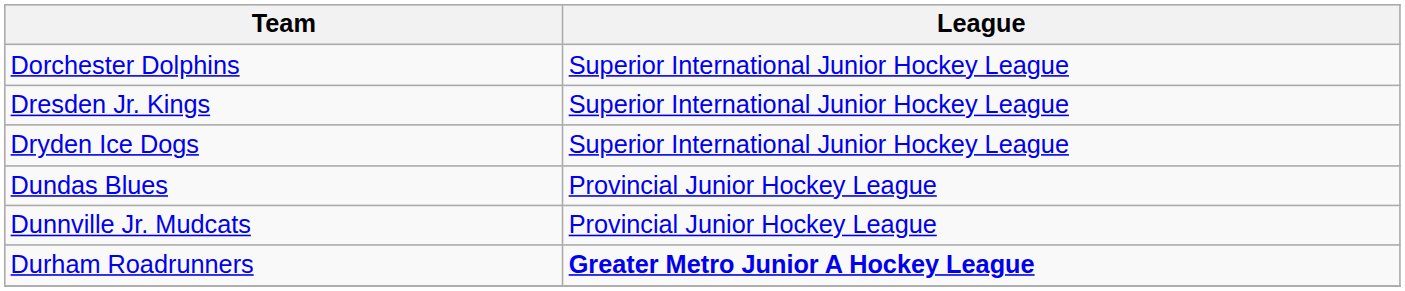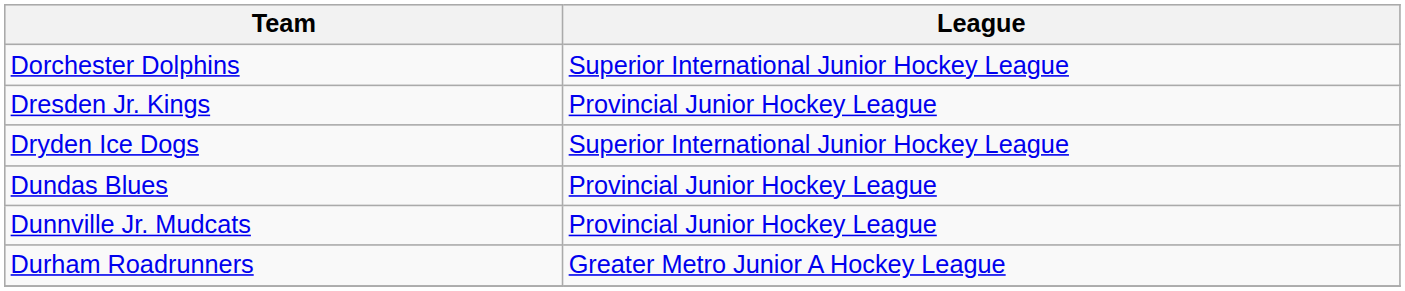(819, 104) Superior International Junior Hockey League -> (753, 104) Provincial Junior Hockey League
(802, 265) bold -> (787, 265) normal
